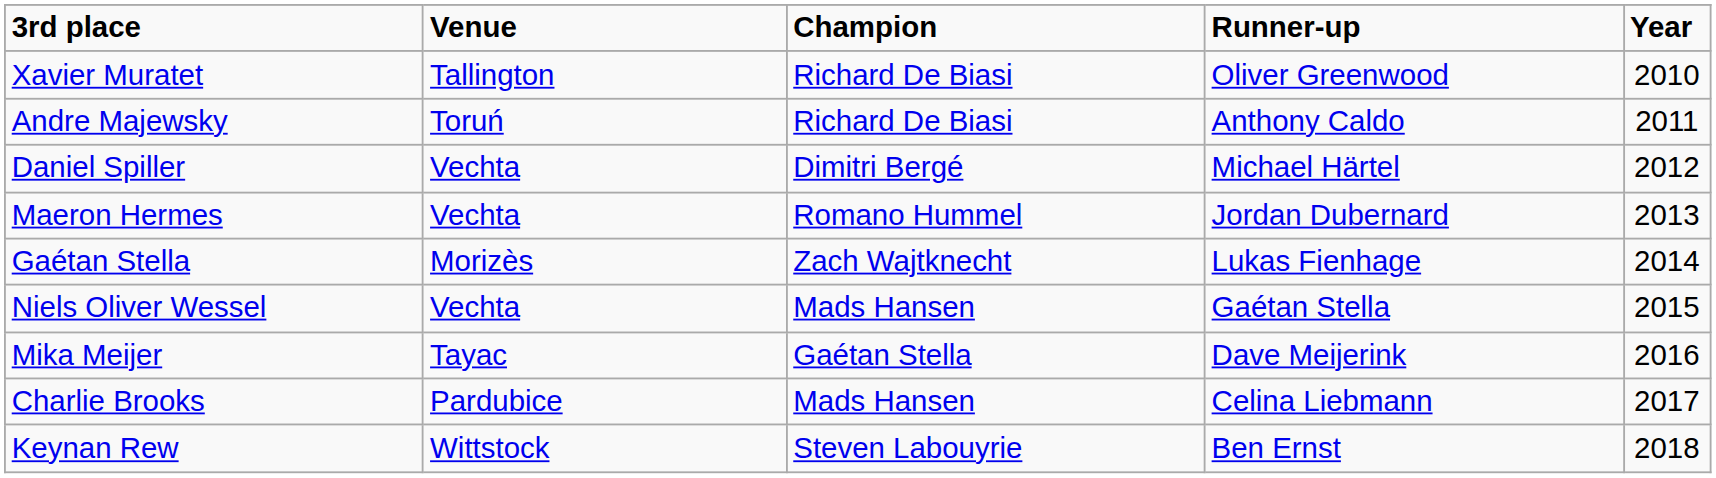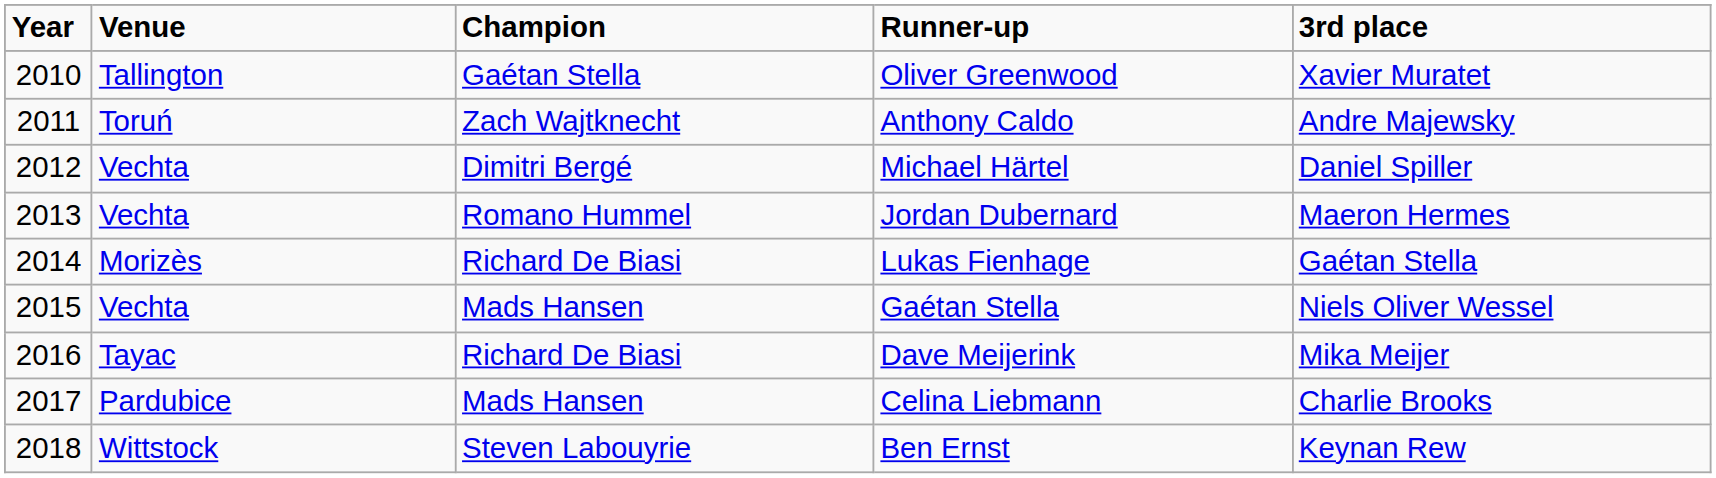columns swapped: (1661, 27) <-> (76, 27)
(903, 74) Richard De Biasi -> (551, 74) Gaétan Stella
(903, 121) Richard De Biasi -> (571, 121) Zach Wajtknecht
(902, 261) Zach Wajtknecht -> (572, 261) Richard De Biasi
(882, 354) Gaétan Stella -> (572, 354) Richard De Biasi
